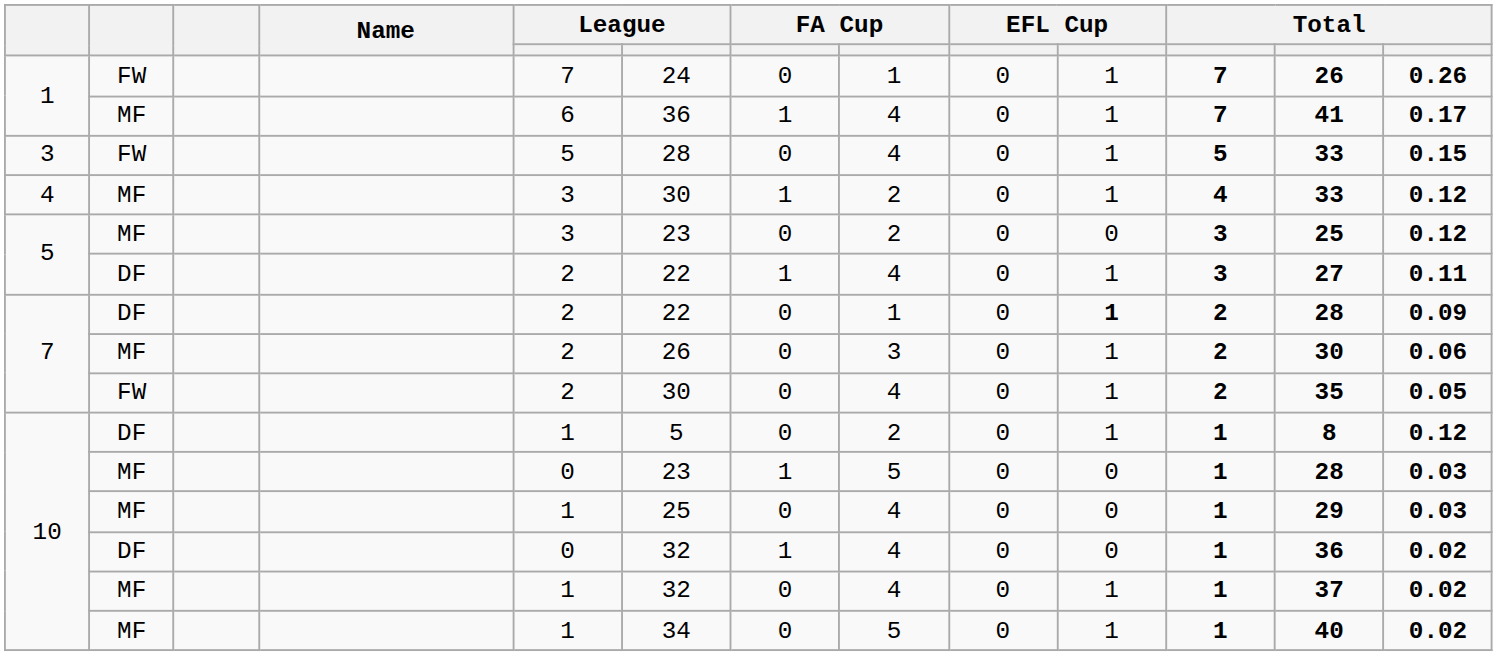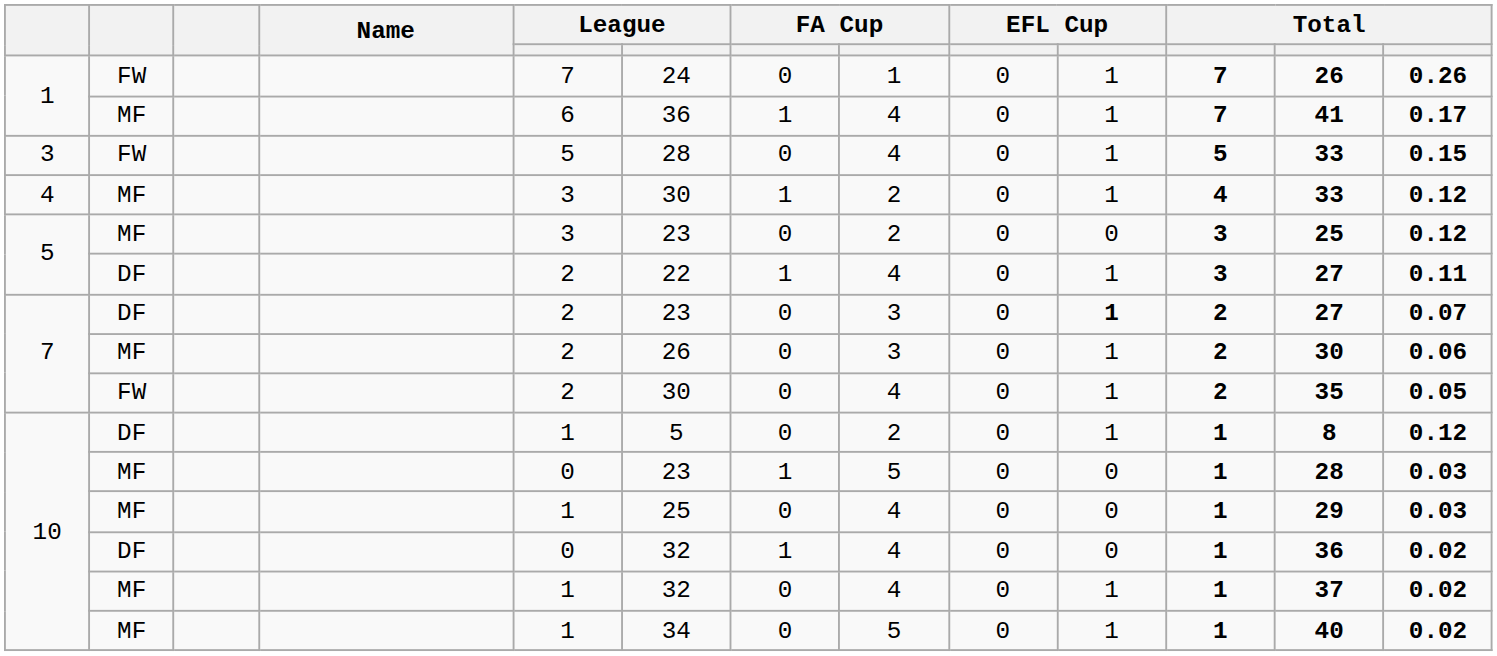(676, 314) 22 -> (676, 314) 23
(894, 314) 1 -> (894, 314) 3
(1329, 314) 28 -> (1329, 314) 27
(1438, 314) 0.09 -> (1438, 314) 0.07
